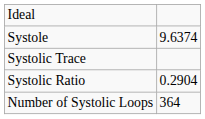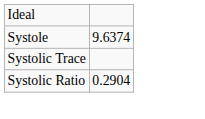- row: (80, 102)
